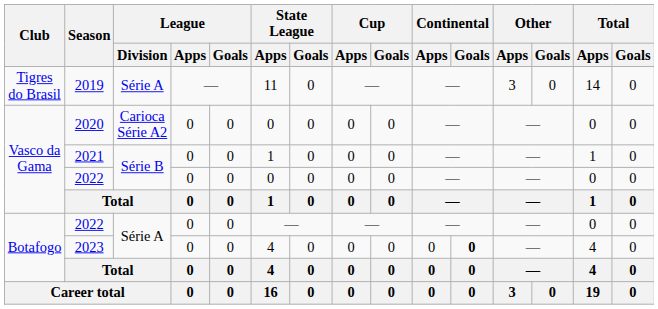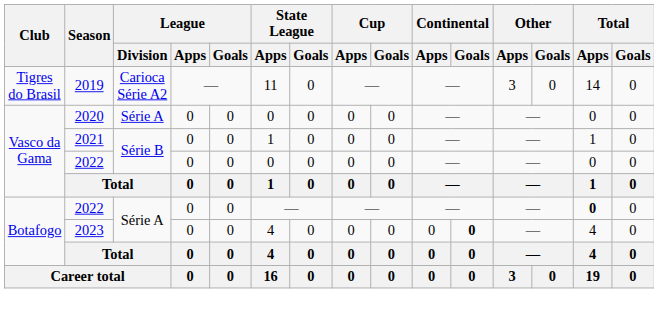(142, 85) Série A -> (142, 85) Carioca Série A2
(142, 124) Carioca Série A2 -> (142, 116) Série A
(593, 224) normal -> (593, 208) bold
